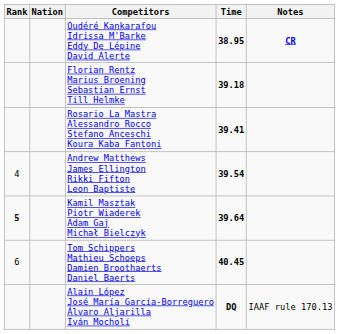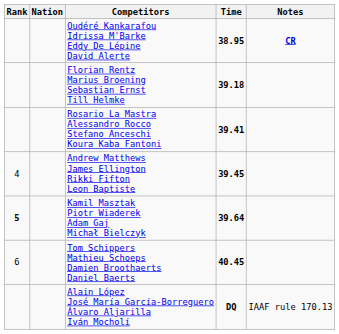(231, 174) 39.54 -> (231, 174) 39.45
